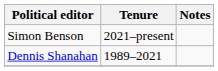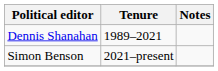rows swapped: (53, 55) <-> (45, 35)
